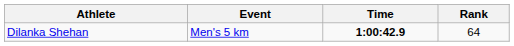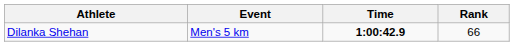(474, 32) 64 -> (474, 32) 66
